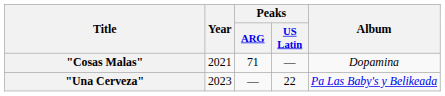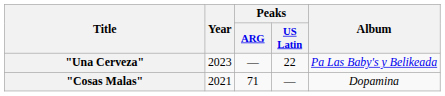rows swapped: (105, 62) <-> (105, 81)
